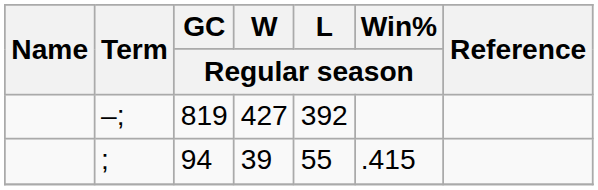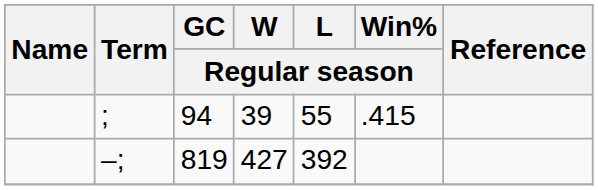rows swapped: (105, 160) <-> (113, 116)
